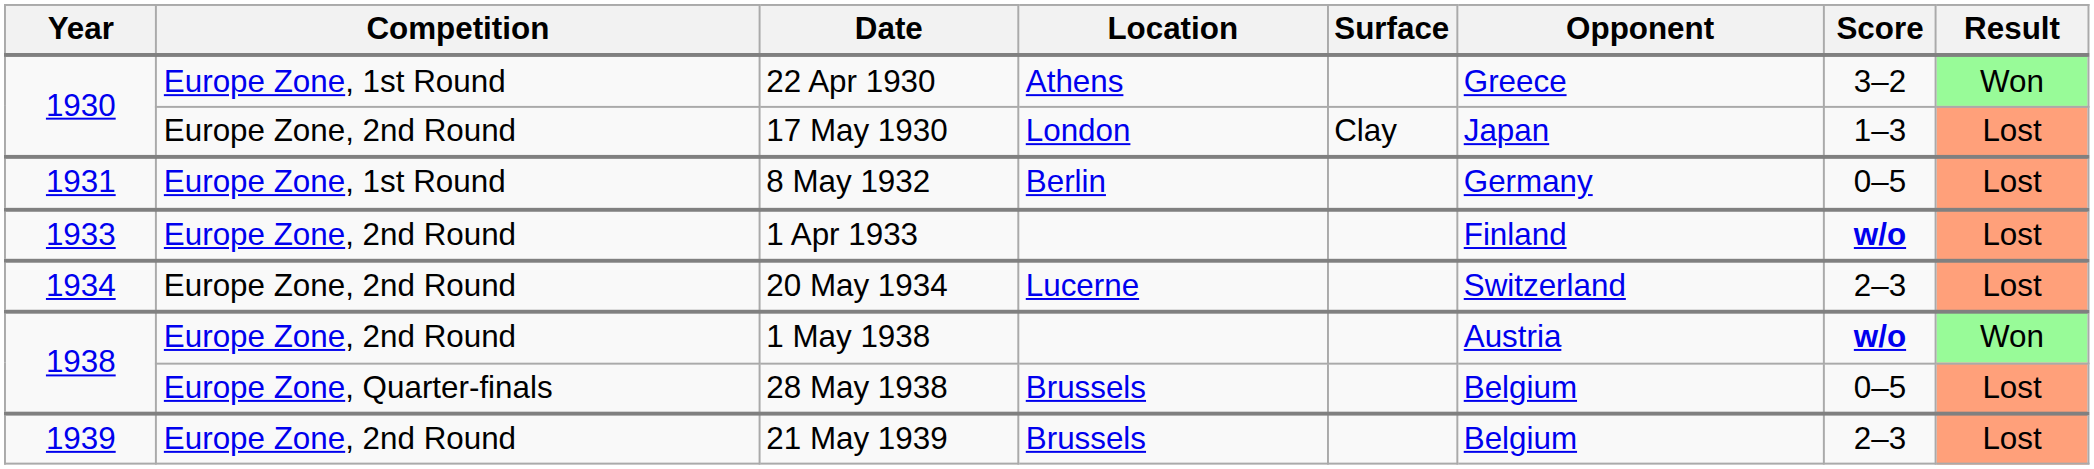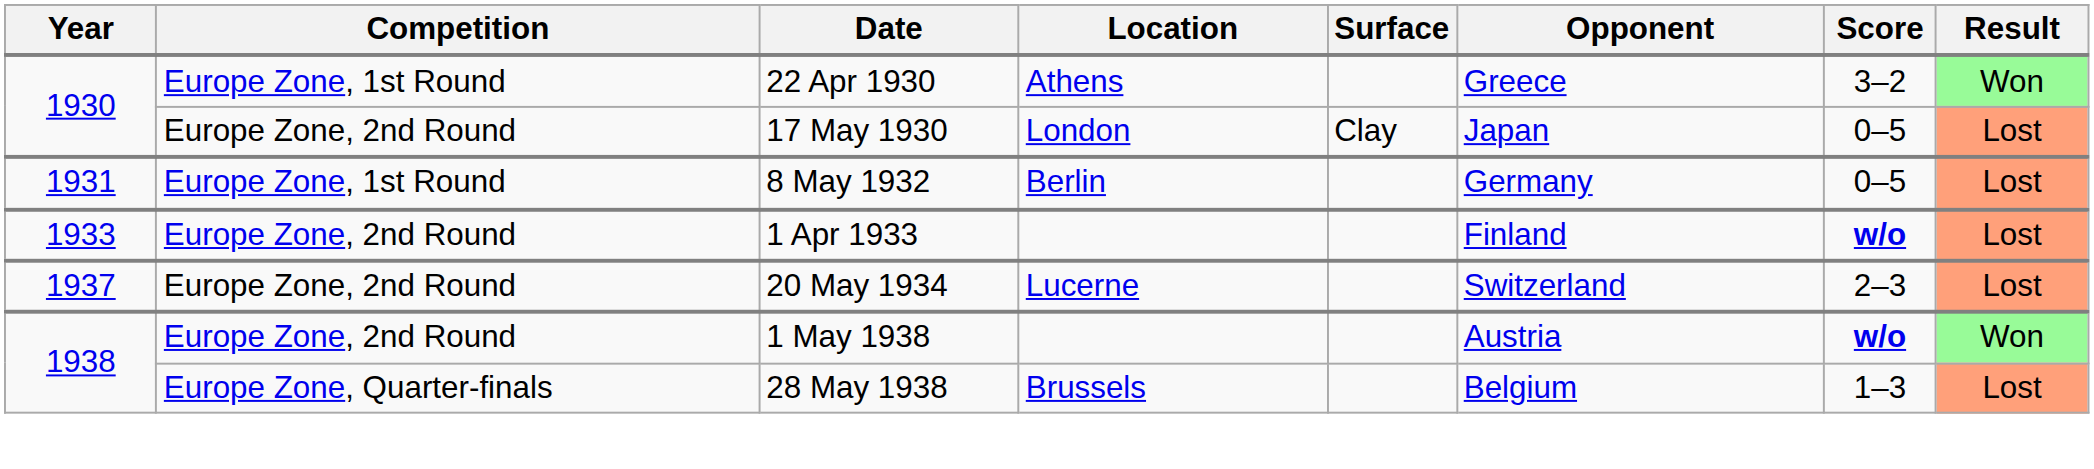(1880, 130) 1–3 -> (1880, 130) 0–5
(81, 285) 1934 -> (81, 285) 1937
(1880, 387) 0–5 -> (1880, 387) 1–3
- row: (857, 439)
